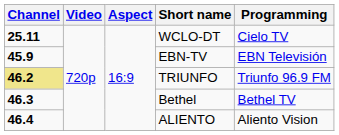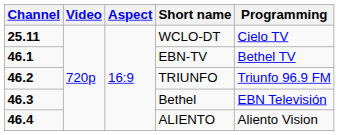(20, 57) 45.9 -> (20, 57) 46.1
(282, 57) EBN Televisión -> (267, 57) Bethel TV
(20, 78) khaki background -> (20, 78) no background
(267, 99) Bethel TV -> (282, 99) EBN Televisión
